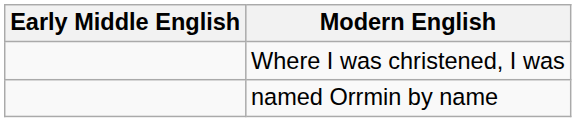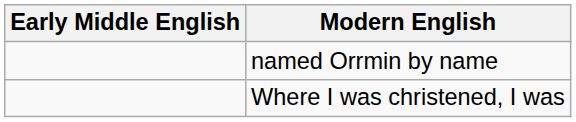rows swapped: (408, 60) <-> (375, 97)
